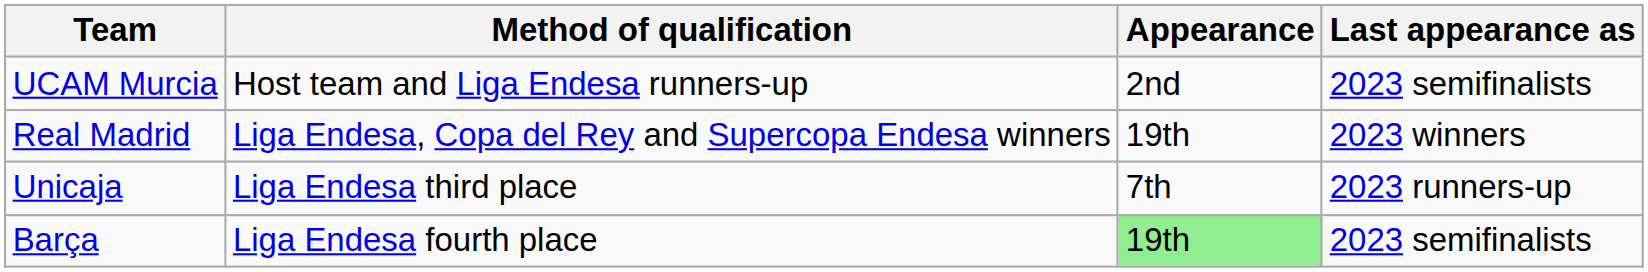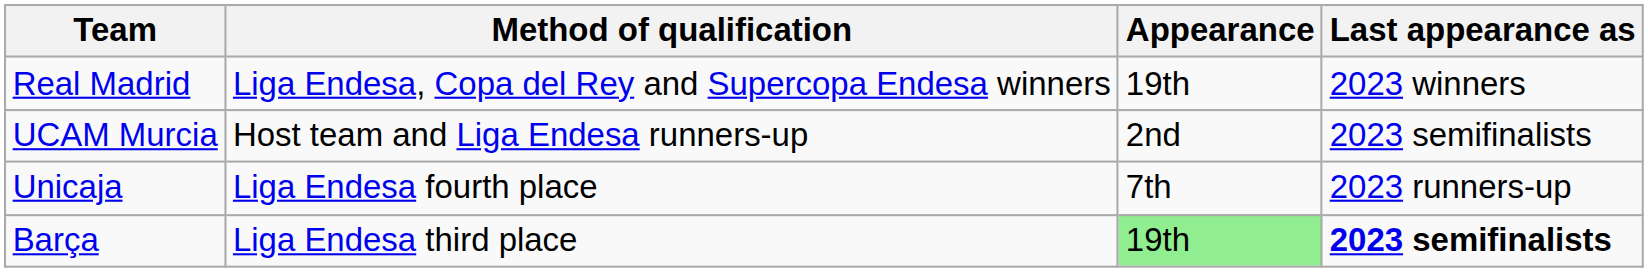rows swapped: (101, 135) <-> (115, 82)
(405, 187) Liga Endesa third place -> (415, 187) Liga Endesa fourth place
(415, 239) Liga Endesa fourth place -> (405, 239) Liga Endesa third place
(1461, 239) normal -> (1471, 239) bold
